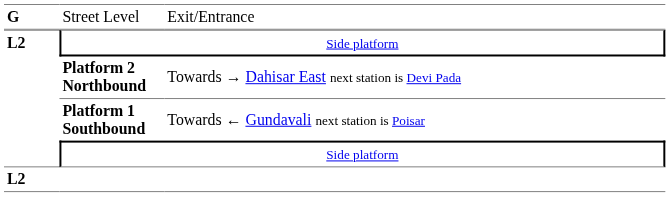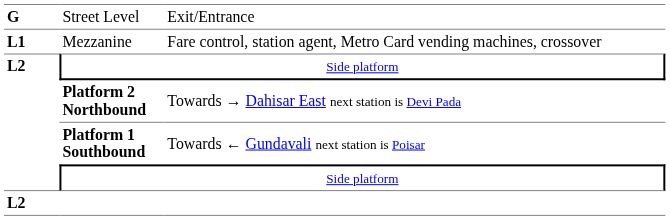+ row: (97, 41)
